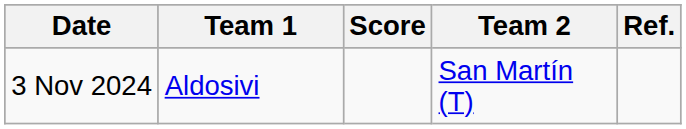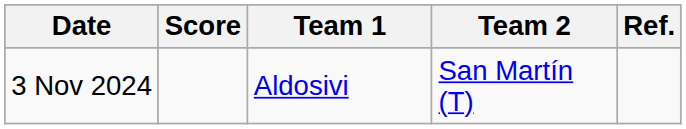columns swapped: (251, 26) <-> (388, 26)
